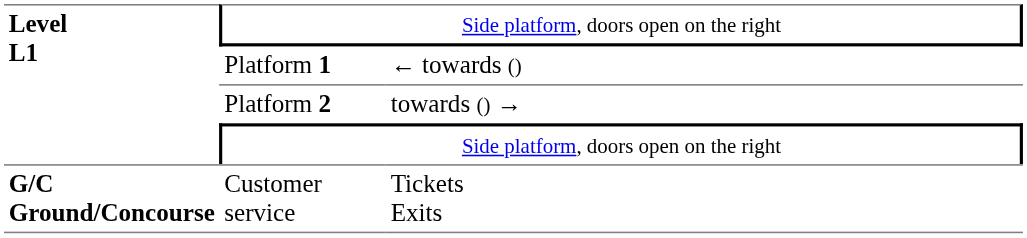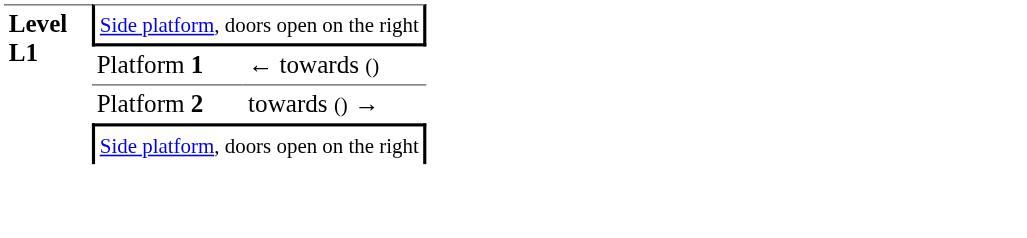- row: (273, 198)
